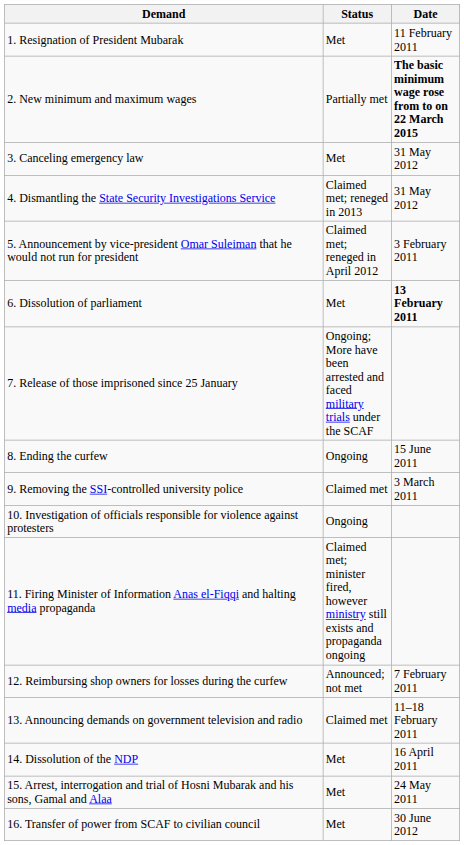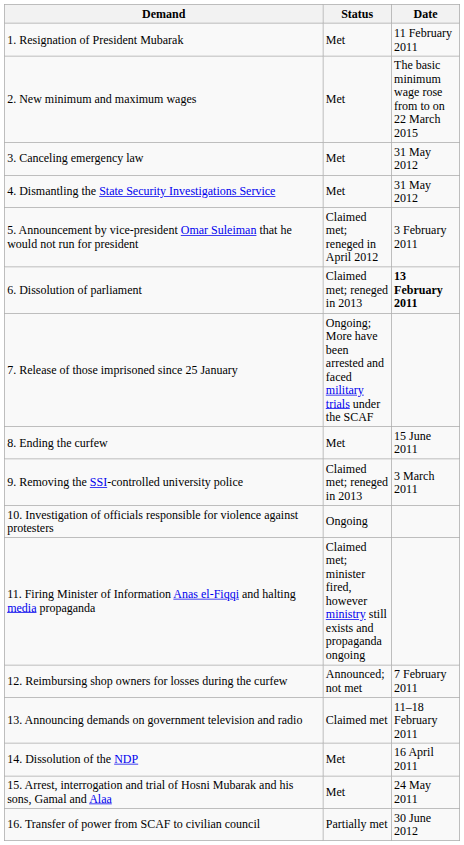(357, 99) Partially met -> (335, 99) Met
(421, 99) bold -> (419, 99) normal
(357, 198) Claimed met; reneged in 2013 -> (335, 191) Met
(335, 303) Met -> (357, 290) Claimed met; reneged in 2013
(347, 456) Ongoing -> (335, 443) Met
(357, 489) Claimed met -> (357, 482) Claimed met; reneged in 2013
(335, 824) Met -> (357, 824) Partially met
